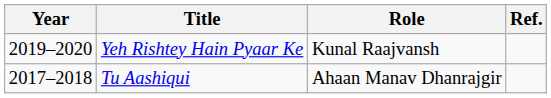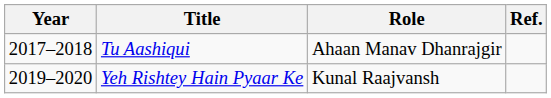rows swapped: (145, 78) <-> (202, 48)
